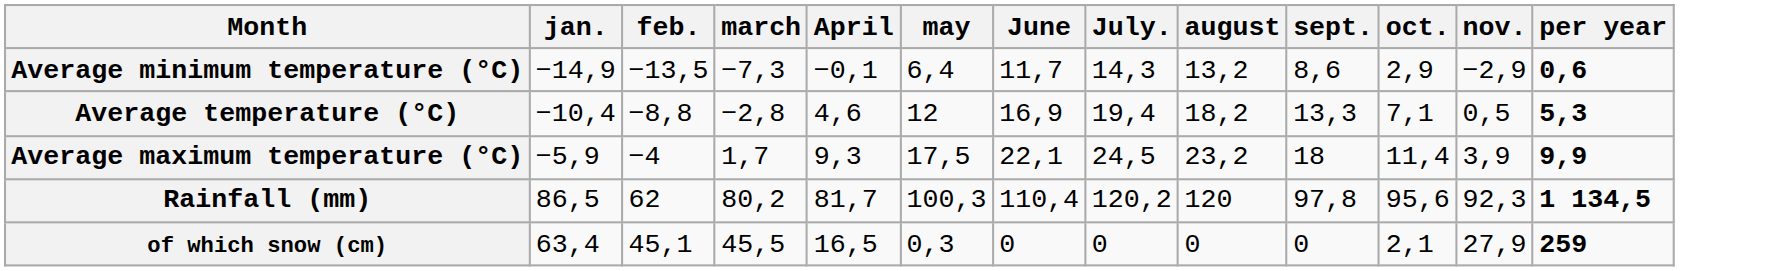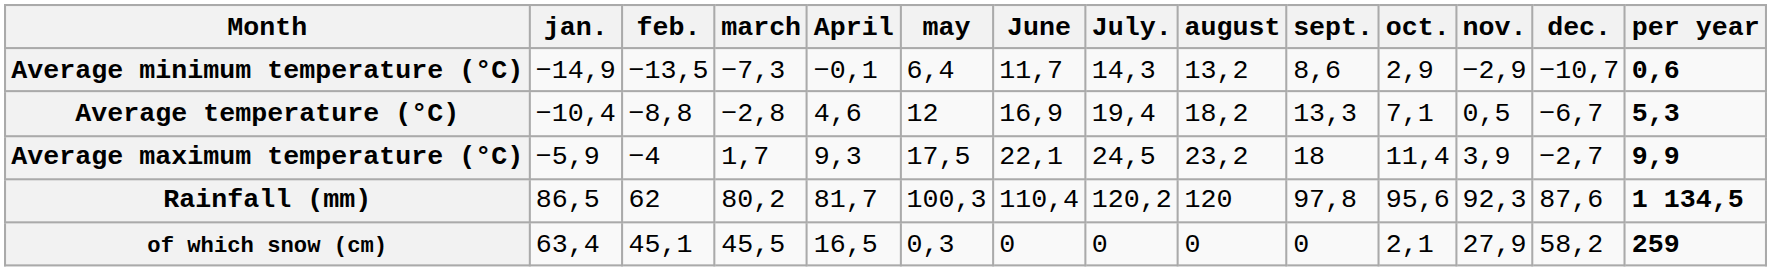+ column: (1579, 27)
